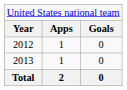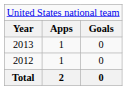rows swapped: (23, 45) <-> (23, 61)
